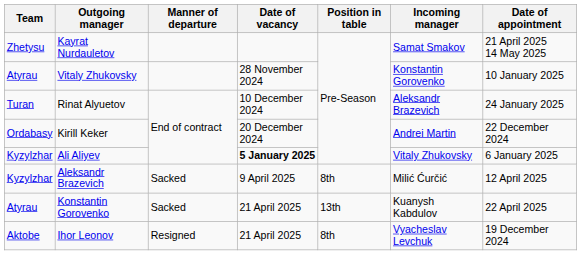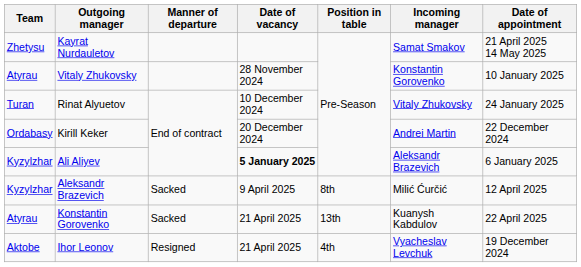(417, 104) Aleksandr Brazevich -> (433, 104) Vitaly Zhukovsky
(433, 156) Vitaly Zhukovsky -> (417, 161) Aleksandr Brazevich
(328, 235) 8th -> (328, 247) 4th
